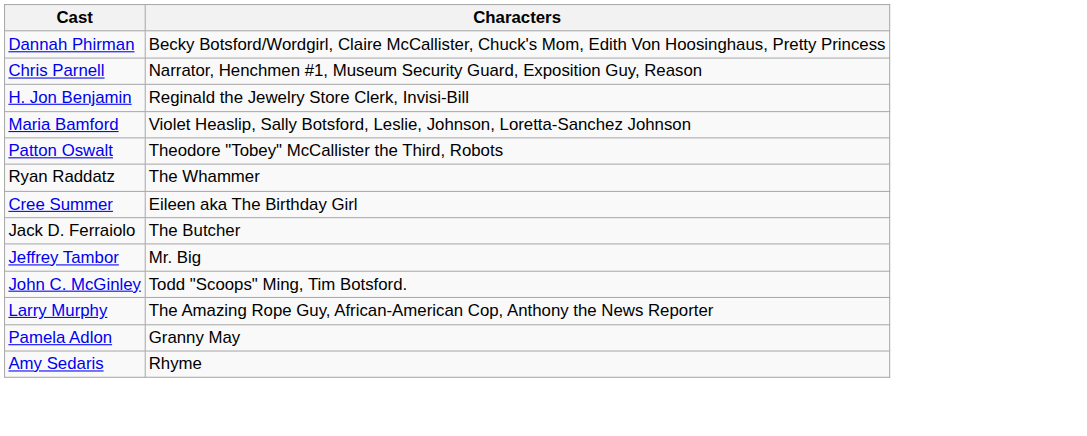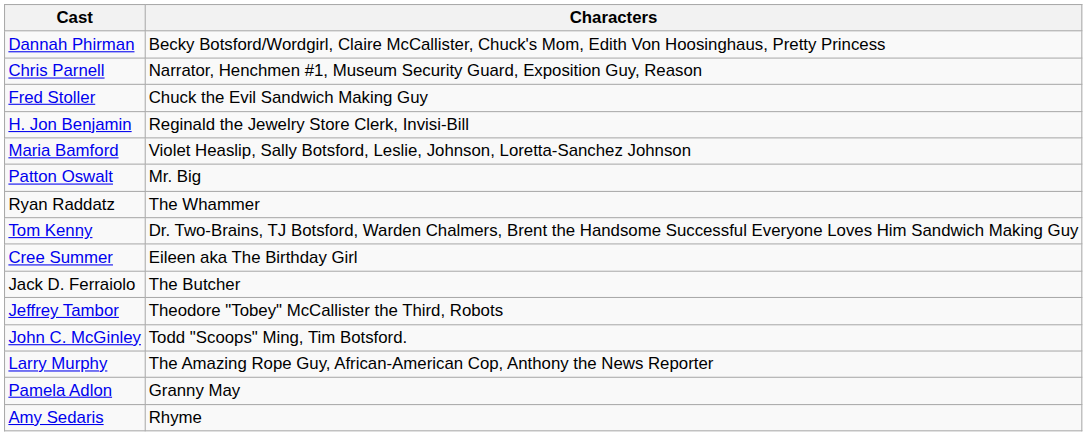+ row: (52, 97)
(326, 151) Theodore "Tobey" McCallister the Third, Robots -> (175, 177) Mr. Big
+ row: (50, 230)
(175, 257) Mr. Big -> (326, 310) Theodore "Tobey" McCallister the Third, Robots
